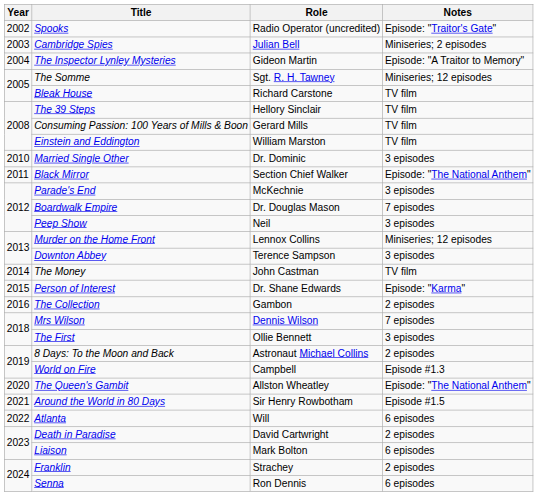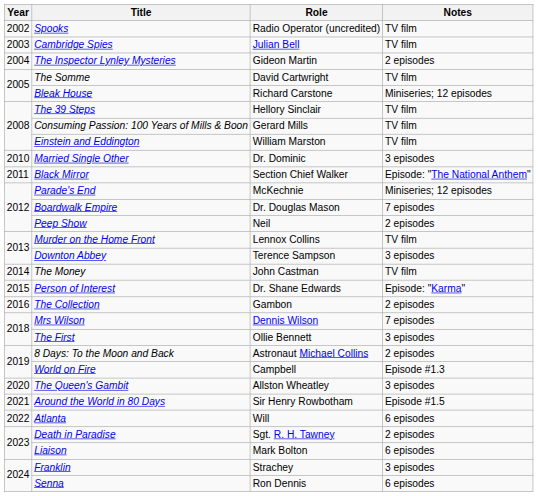(441, 28) Episode: "Traitor's Gate" -> (401, 28) TV film
(436, 45) Miniseries; 2 episodes -> (401, 45) TV film
(455, 61) Episode: "A Traitor to Memory" -> (410, 61) 2 episodes
(294, 77) Sgt. R. H. Tawney -> (291, 77) David Cartwright
(438, 77) Miniseries; 12 episodes -> (401, 77) TV film
(401, 93) TV film -> (438, 93) Miniseries; 12 episodes
(410, 191) 3 episodes -> (438, 191) Miniseries; 12 episodes
(410, 223) 3 episodes -> (410, 223) 2 episodes
(438, 239) Miniseries; 12 episodes -> (401, 239) TV film
(458, 386) Episode: "The National Anthem" -> (410, 386) 3 episodes
(291, 434) David Cartwright -> (294, 434) Sgt. R. H. Tawney
(410, 467) 2 episodes -> (410, 467) 3 episodes
